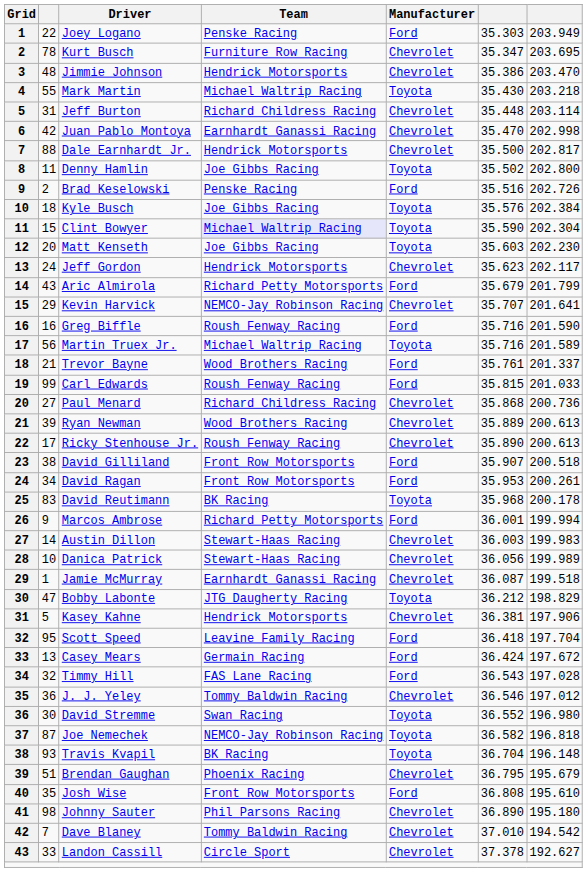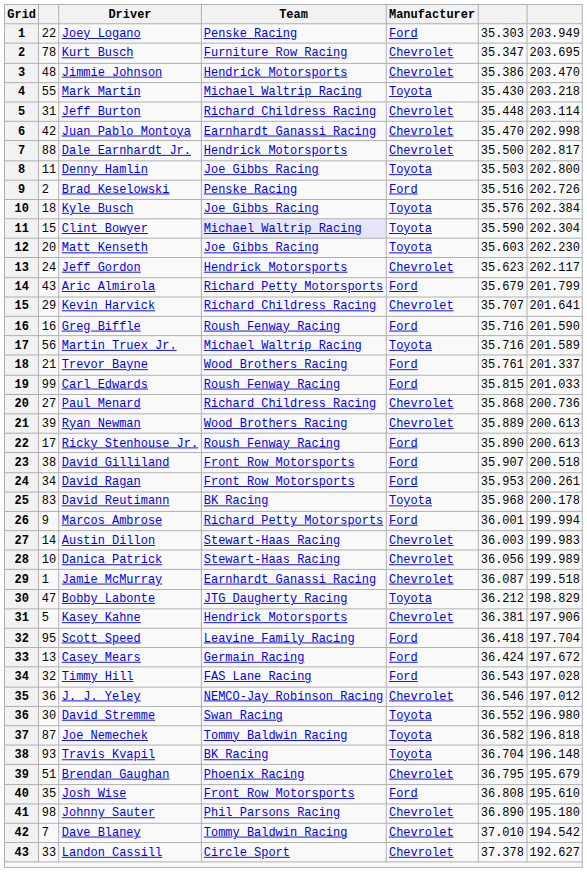(502, 170) 35.502 -> (502, 170) 35.503
(294, 307) NEMCO-Jay Robinson Racing -> (290, 307) Richard Childress Racing
(421, 443) Chevrolet -> (403, 443) Ford
(276, 696) Tommy Baldwin Racing -> (294, 696) NEMCO-Jay Robinson Racing
(294, 735) NEMCO-Jay Robinson Racing -> (276, 735) Tommy Baldwin Racing
